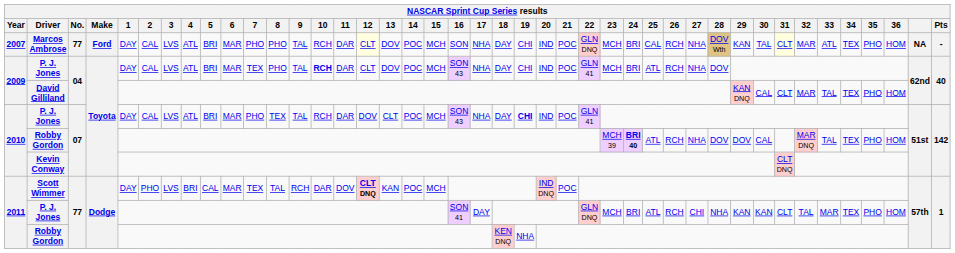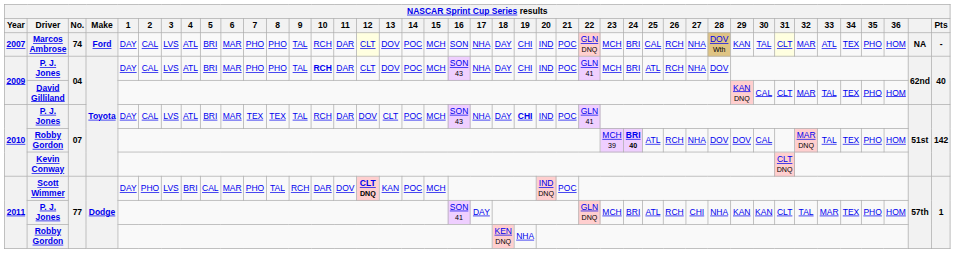(77, 44) 77 -> (77, 44) 74
(255, 68) TEX -> (255, 68) PHO
(255, 116) PHO -> (255, 116) TEX
(255, 188) TEX -> (255, 188) PHO
